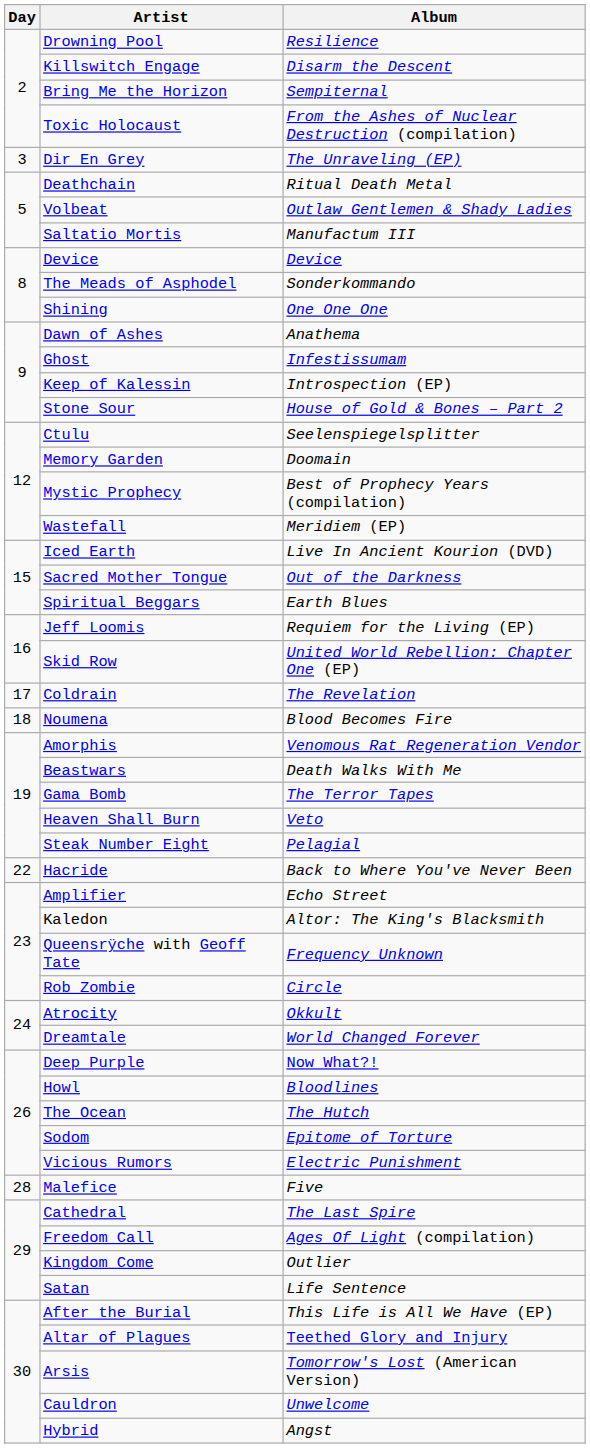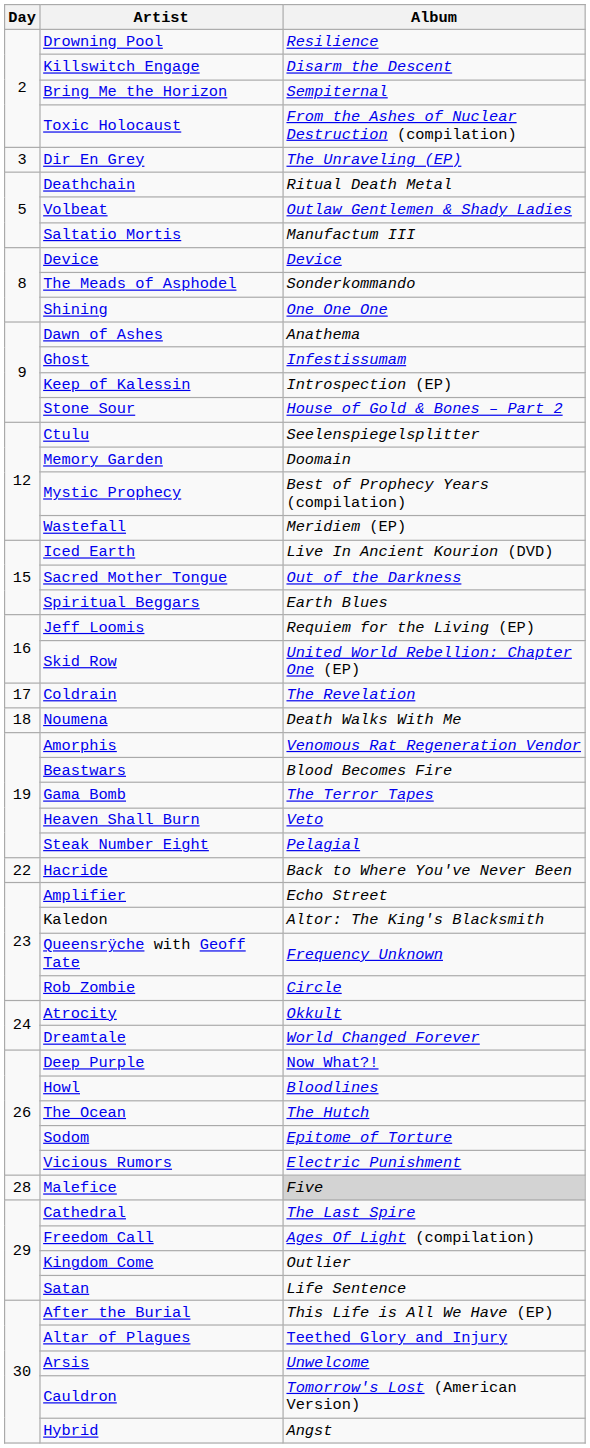(369, 720) Blood Becomes Fire -> (374, 720) Death Walks With Me
(374, 770) Death Walks With Me -> (369, 770) Blood Becomes Fire
(305, 1188) no background -> (305, 1188) lightgrey background
(402, 1372) Tomorrow's Lost (American Version) -> (328, 1363) Unwelcome
(328, 1406) Unwelcome -> (402, 1397) Tomorrow's Lost (American Version)
